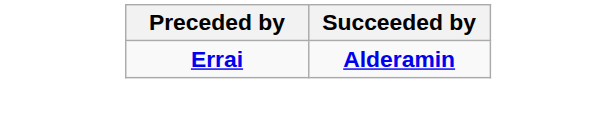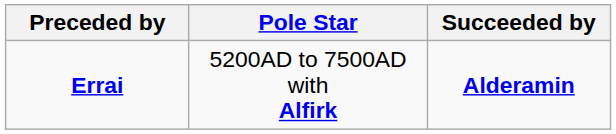+ column: (308, 22)
